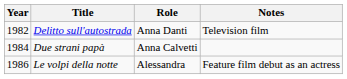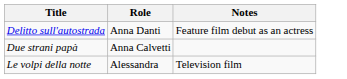- column: (18, 13)
(236, 30) Television film -> (244, 30) Feature film debut as an actress
(271, 64) Feature film debut as an actress -> (209, 64) Television film
